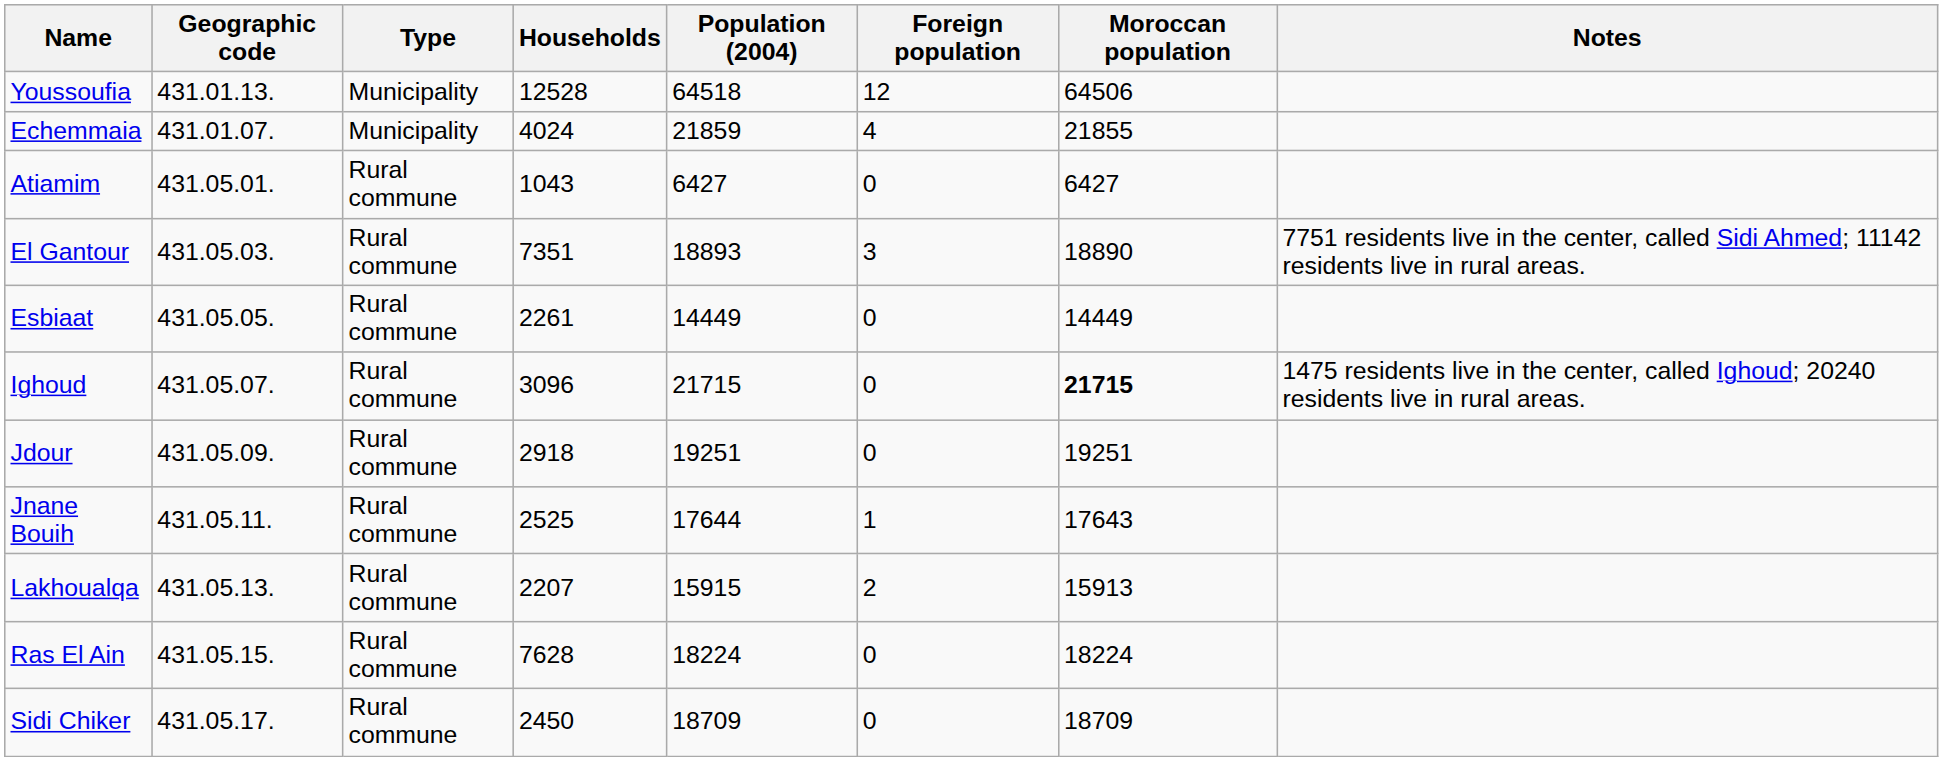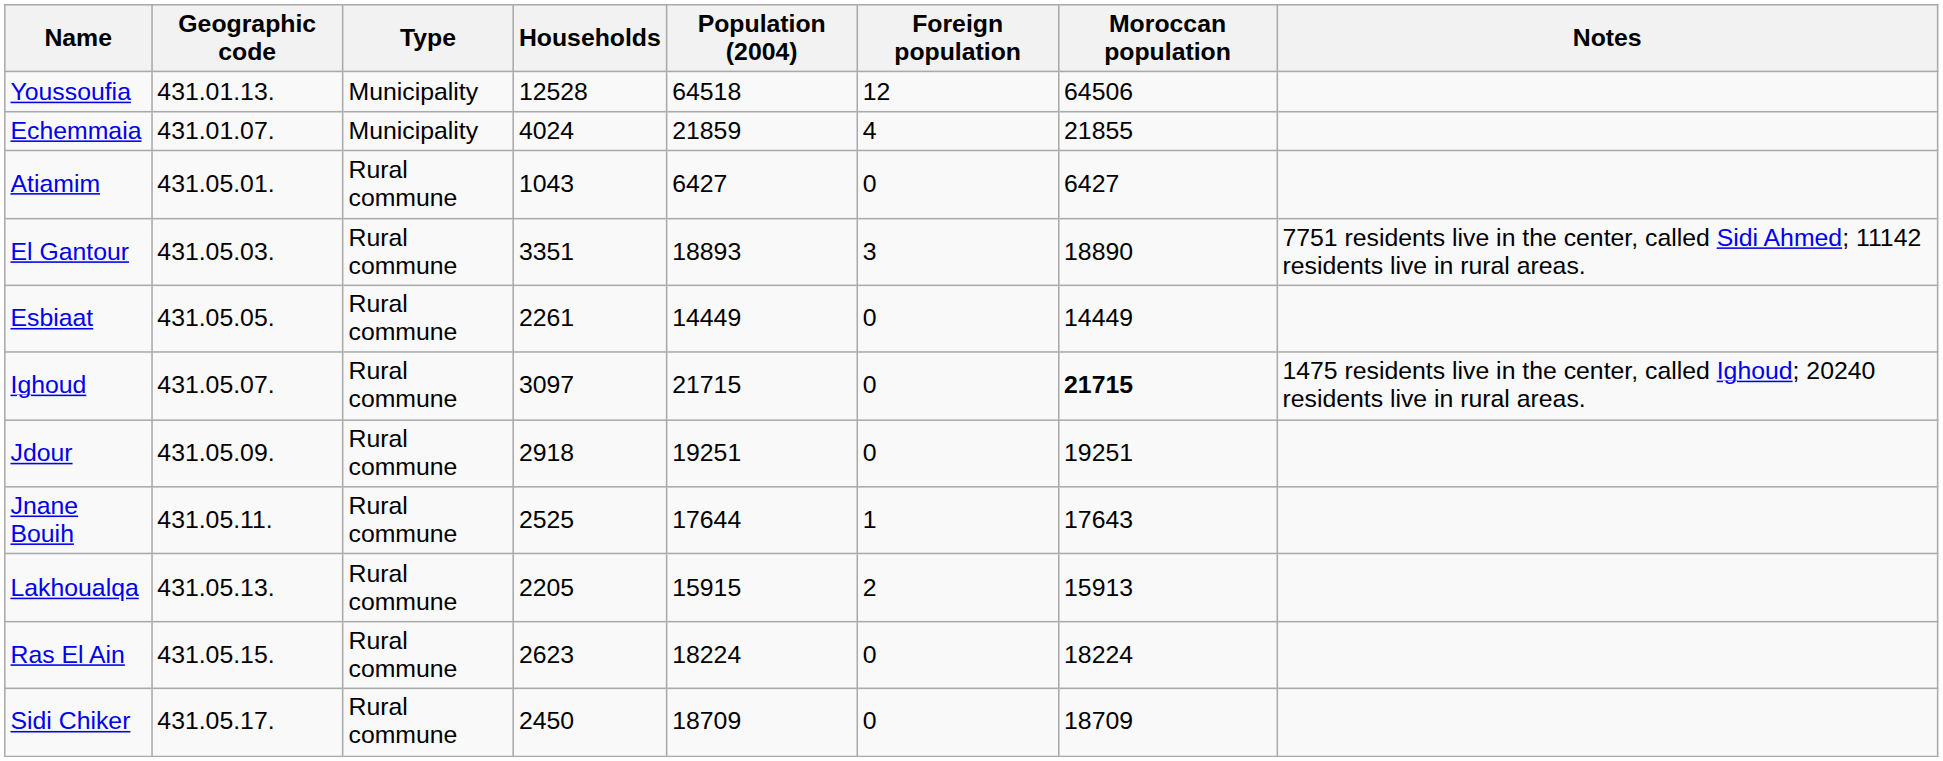(546, 251) 7351 -> (546, 251) 3351
(546, 385) 3096 -> (546, 385) 3097
(546, 587) 2207 -> (546, 587) 2205
(546, 654) 7628 -> (546, 654) 2623
